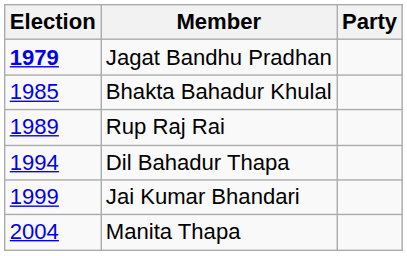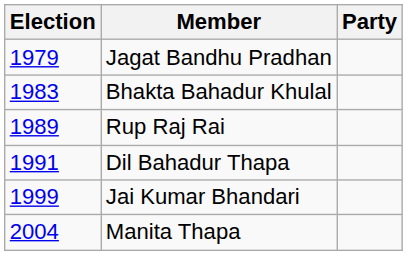(34, 57) bold -> (34, 57) normal
(34, 92) 1985 -> (34, 92) 1983
(34, 162) 1994 -> (34, 162) 1991
